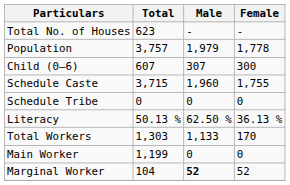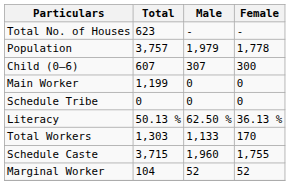rows swapped: (52, 84) <-> (43, 154)
(193, 171) bold -> (193, 171) normal
